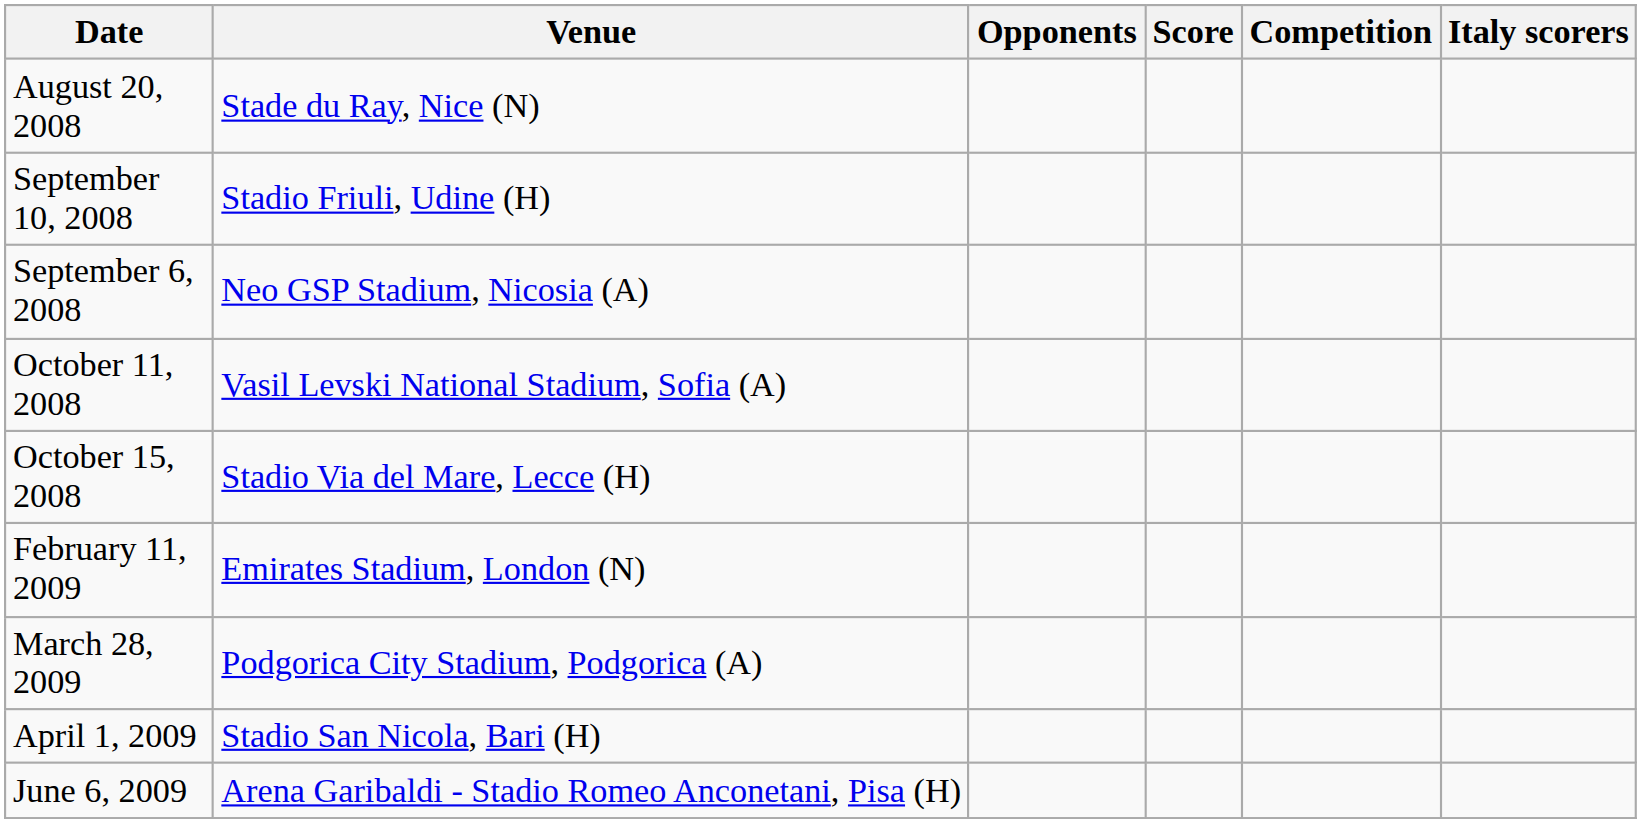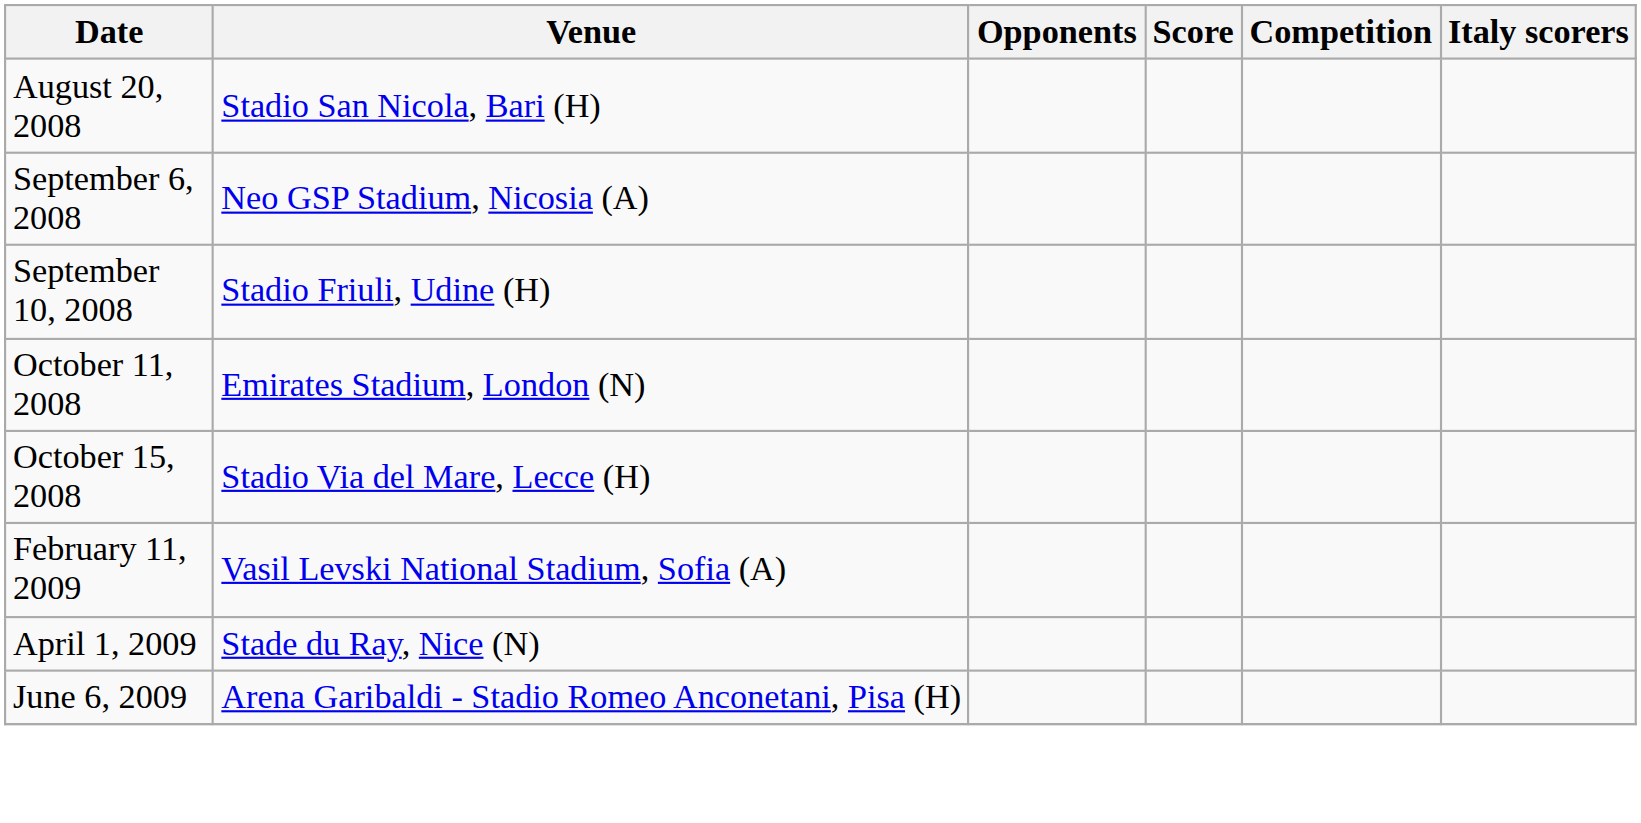(380, 105) Stade du Ray, Nice (N) -> (411, 105) Stadio San Nicola, Bari (H)
rows swapped: (103, 290) <-> (86, 198)
(504, 383) Vasil Levski National Stadium, Sofia (A) -> (433, 383) Emirates Stadium, London (N)
(433, 569) Emirates Stadium, London (N) -> (504, 569) Vasil Levski National Stadium, Sofia (A)
- row: (83, 662)
(411, 735) Stadio San Nicola, Bari (H) -> (380, 642) Stade du Ray, Nice (N)
